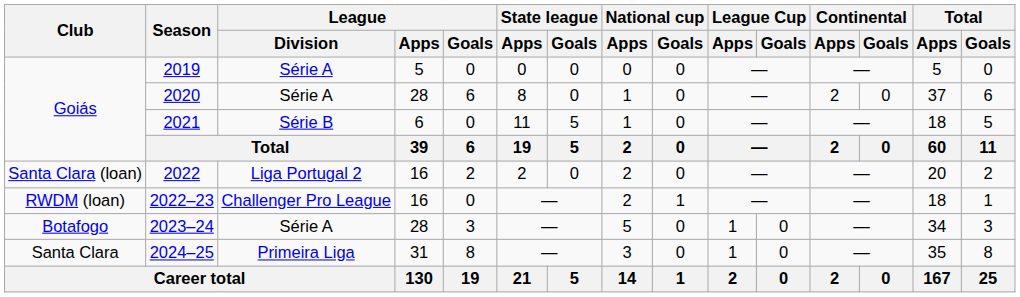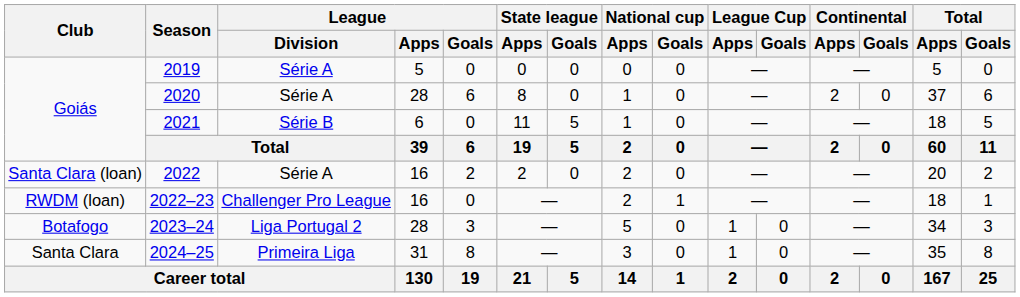(306, 174) Liga Portugal 2 -> (306, 174) Série A
(306, 226) Série A -> (306, 226) Liga Portugal 2
